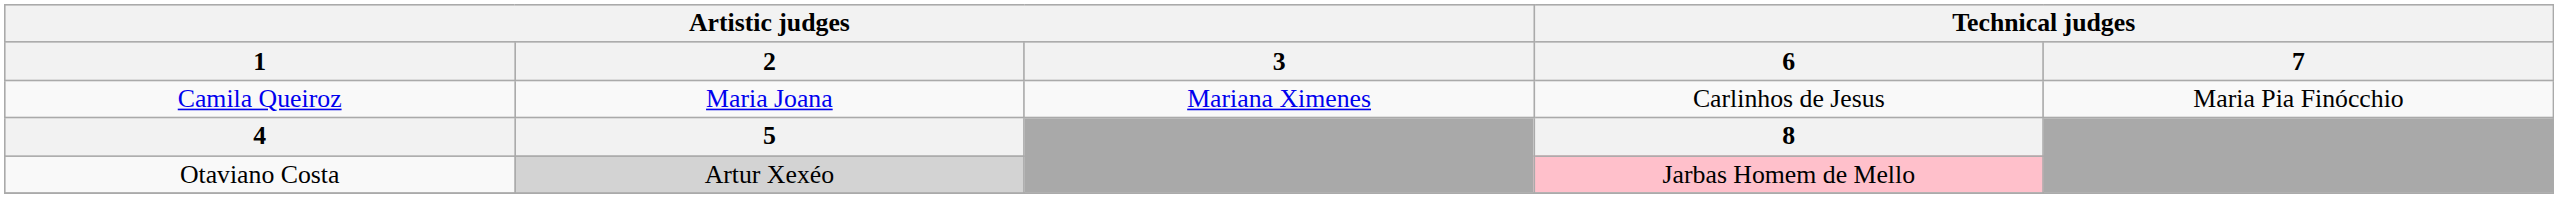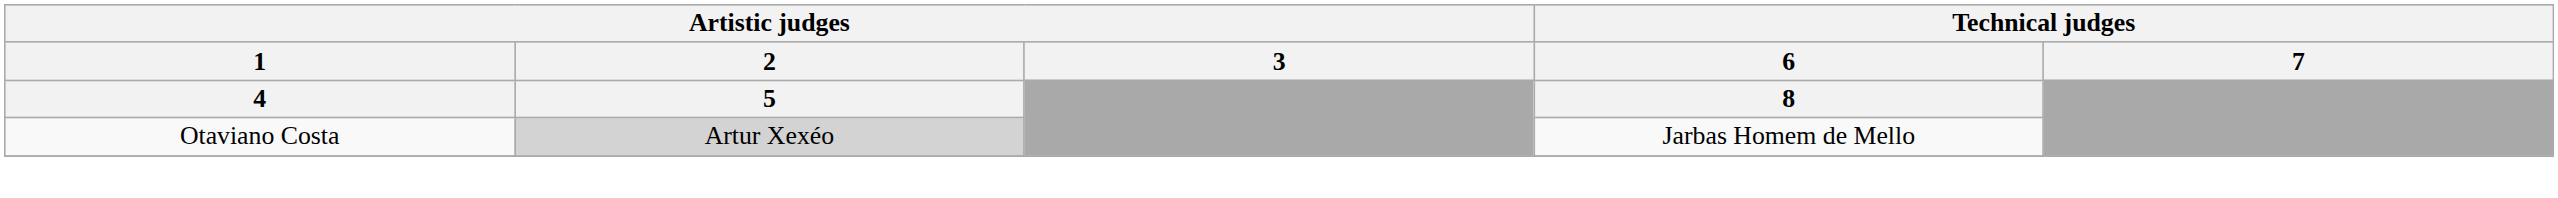- row: (260, 98)
(1789, 173) pink background -> (1789, 136) no background
